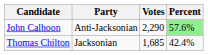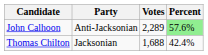(153, 27) 2,290 -> (153, 27) 2,289
(153, 43) 1,685 -> (153, 43) 1,688
